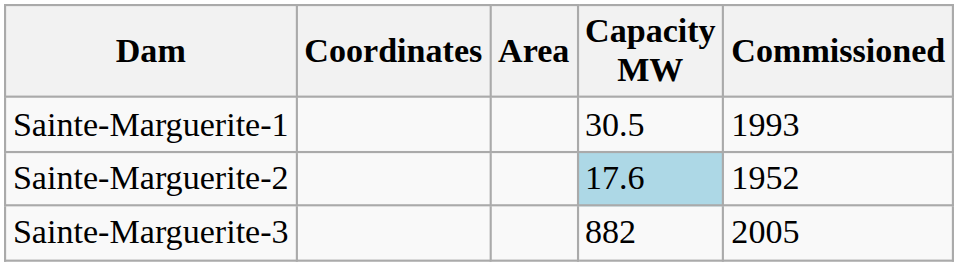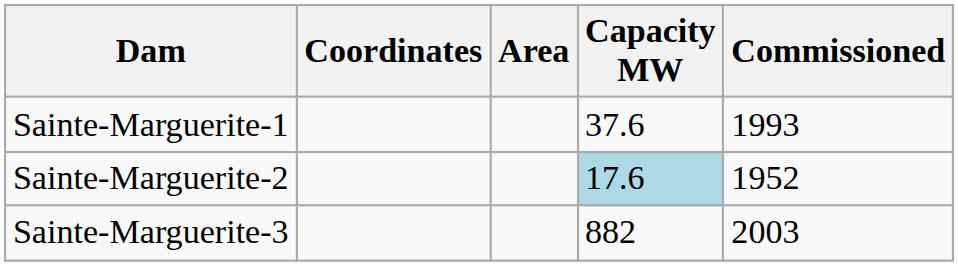(615, 123) 30.5 -> (615, 123) 37.6
(765, 232) 2005 -> (765, 232) 2003
